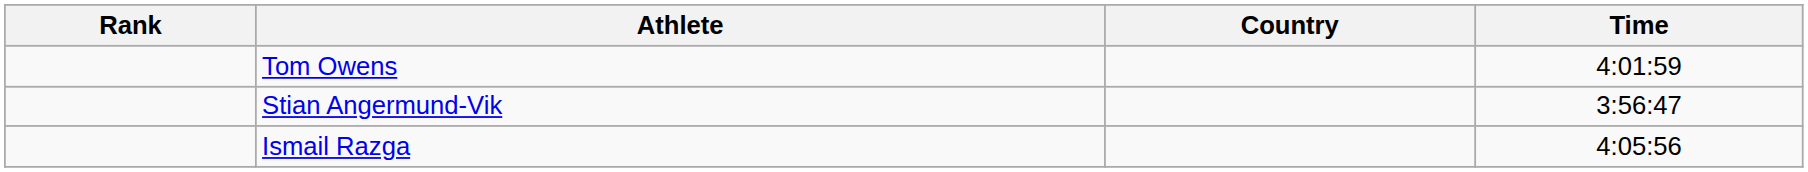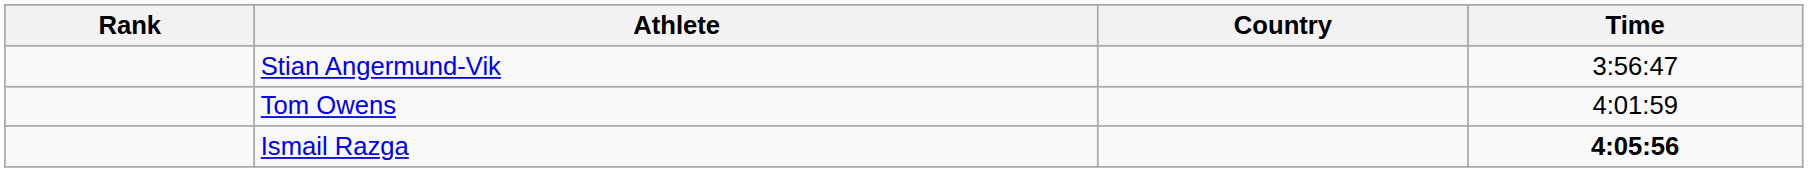rows swapped: (382, 107) <-> (330, 66)
(1639, 147) normal -> (1635, 147) bold
